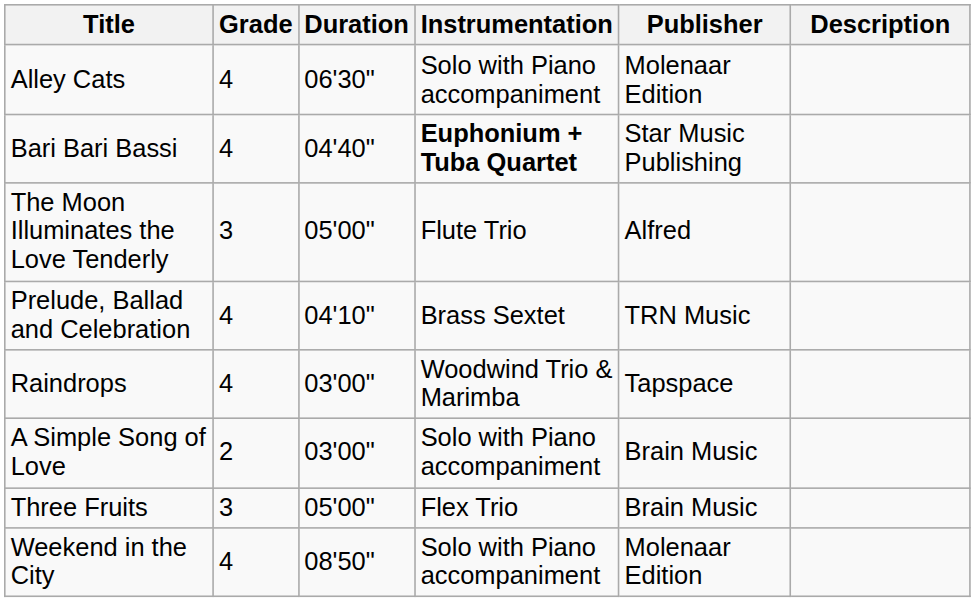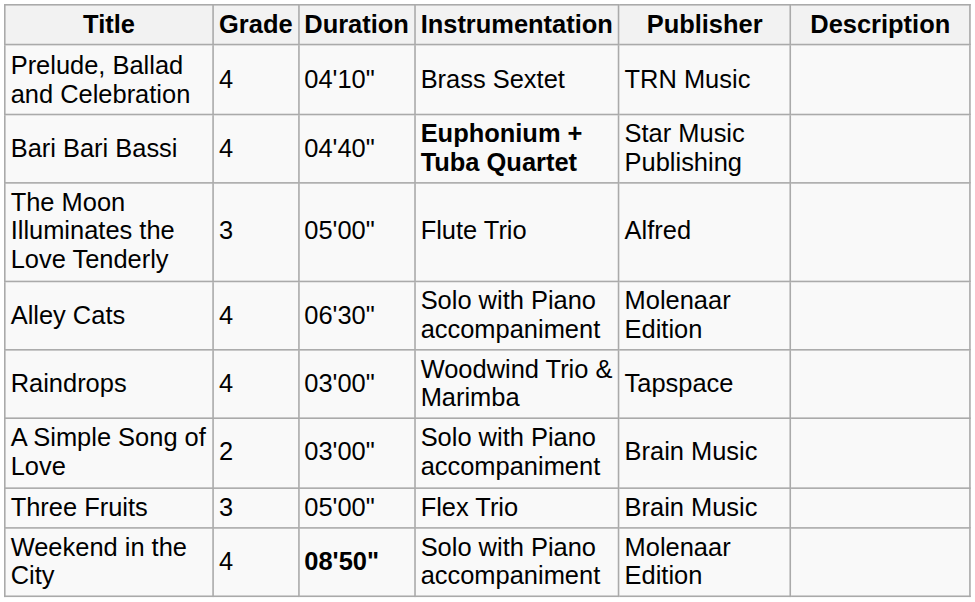rows swapped: (68, 79) <-> (100, 314)
(340, 562) normal -> (342, 562) bold
